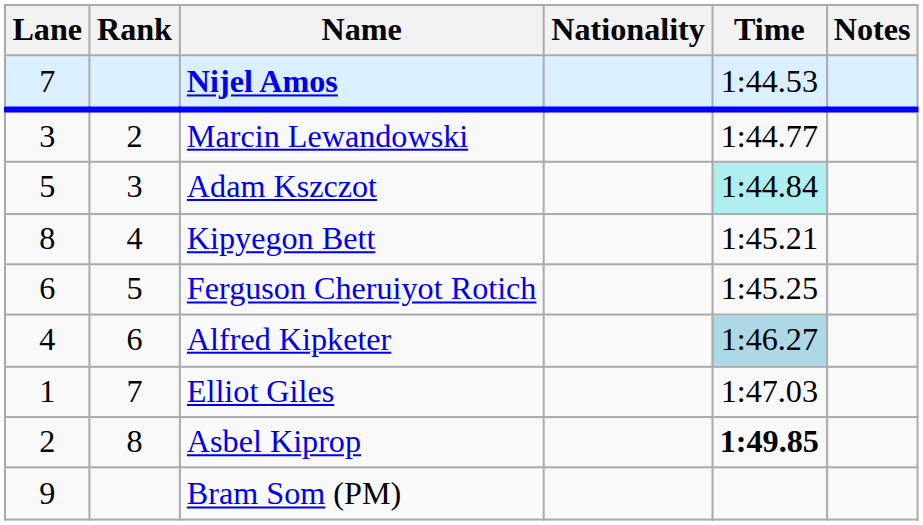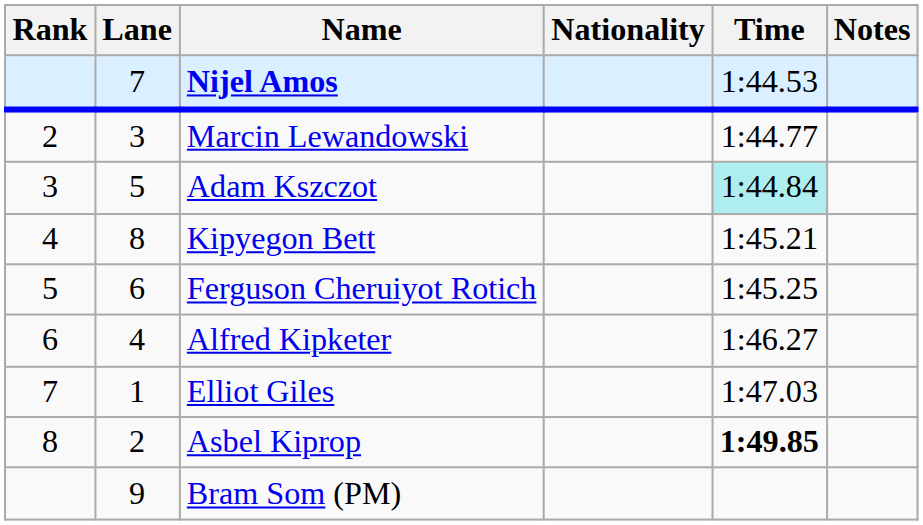columns swapped: (134, 30) <-> (47, 30)
(769, 340) lightblue background -> (769, 340) no background
